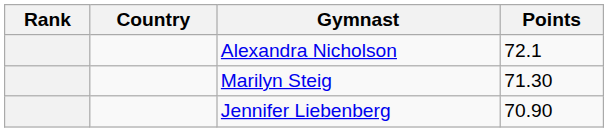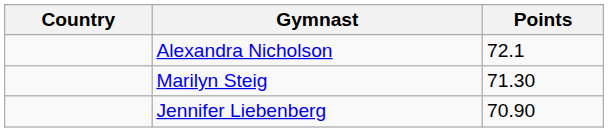- column: (47, 19)
